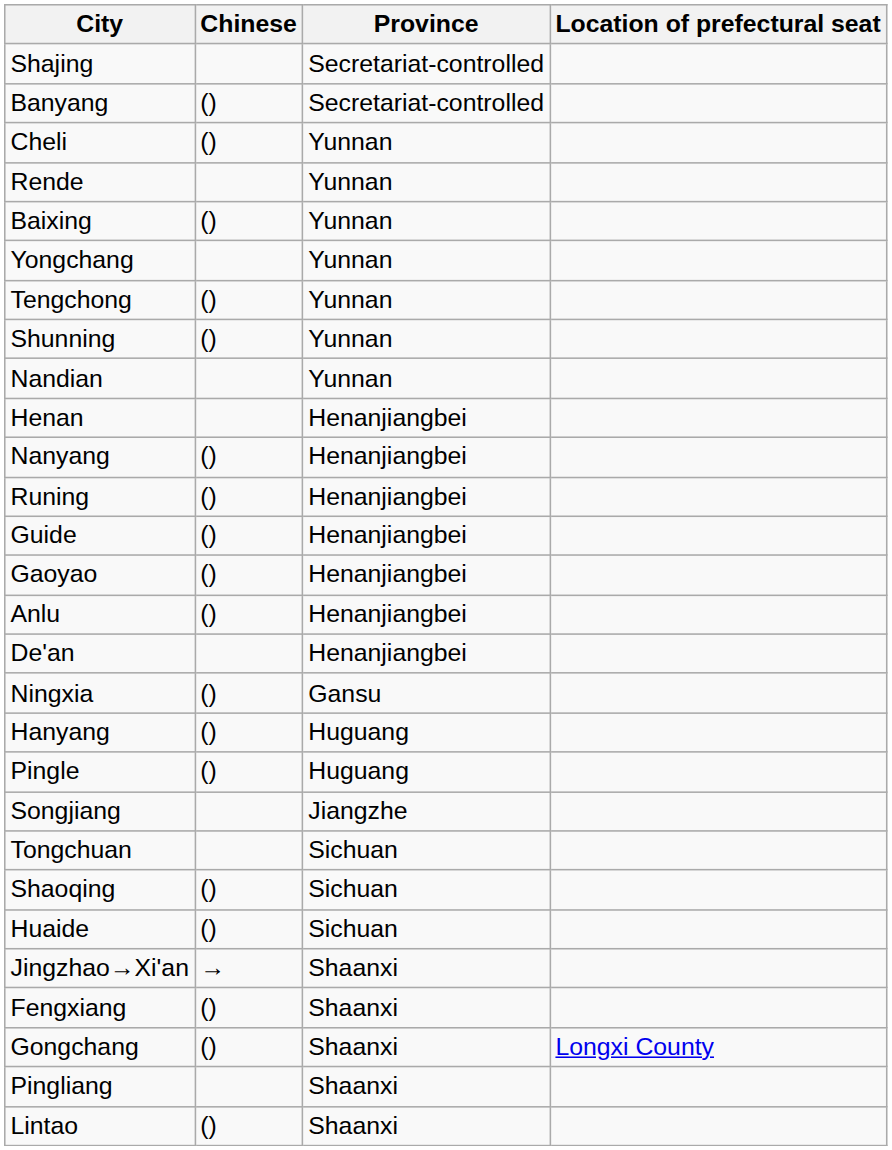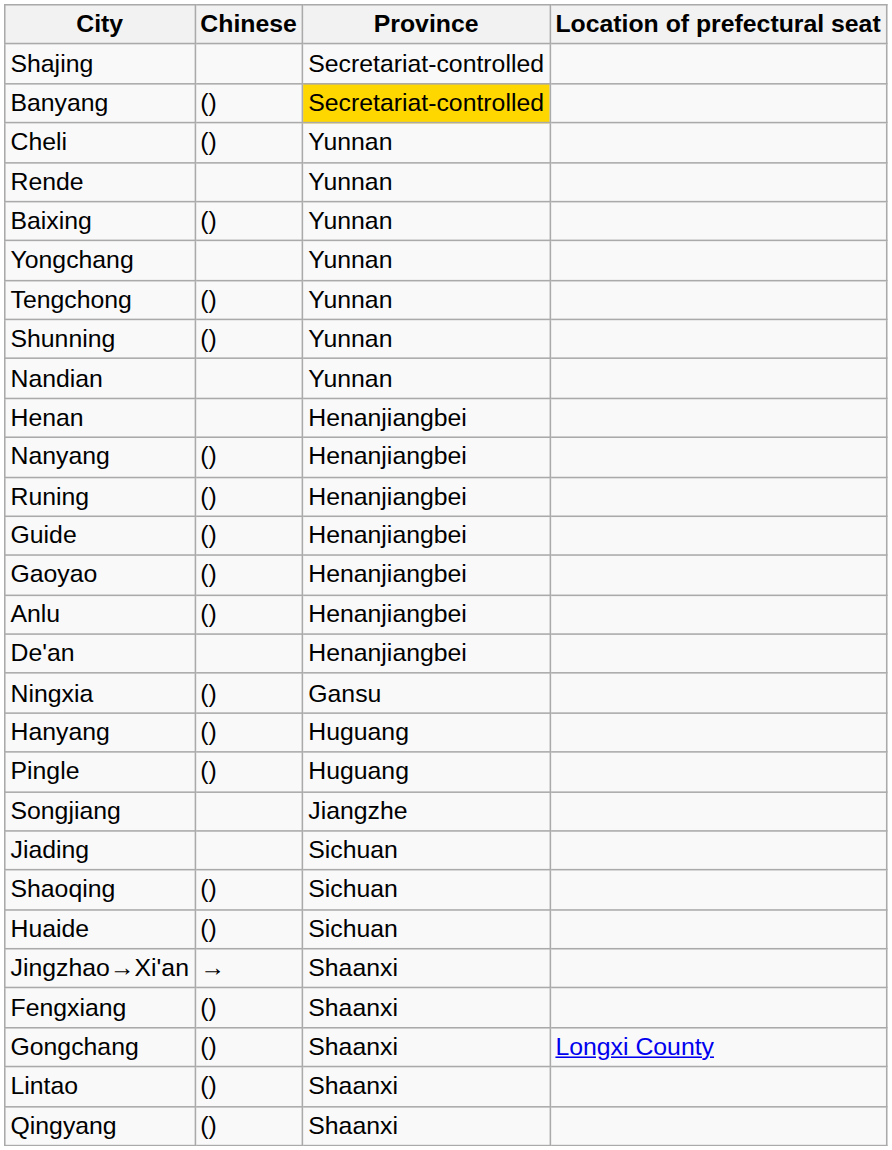(426, 102) no background -> (426, 102) gold background
+ row: (50, 850)
- row: (71, 850)
- row: (62, 1086)
+ row: (64, 1125)
